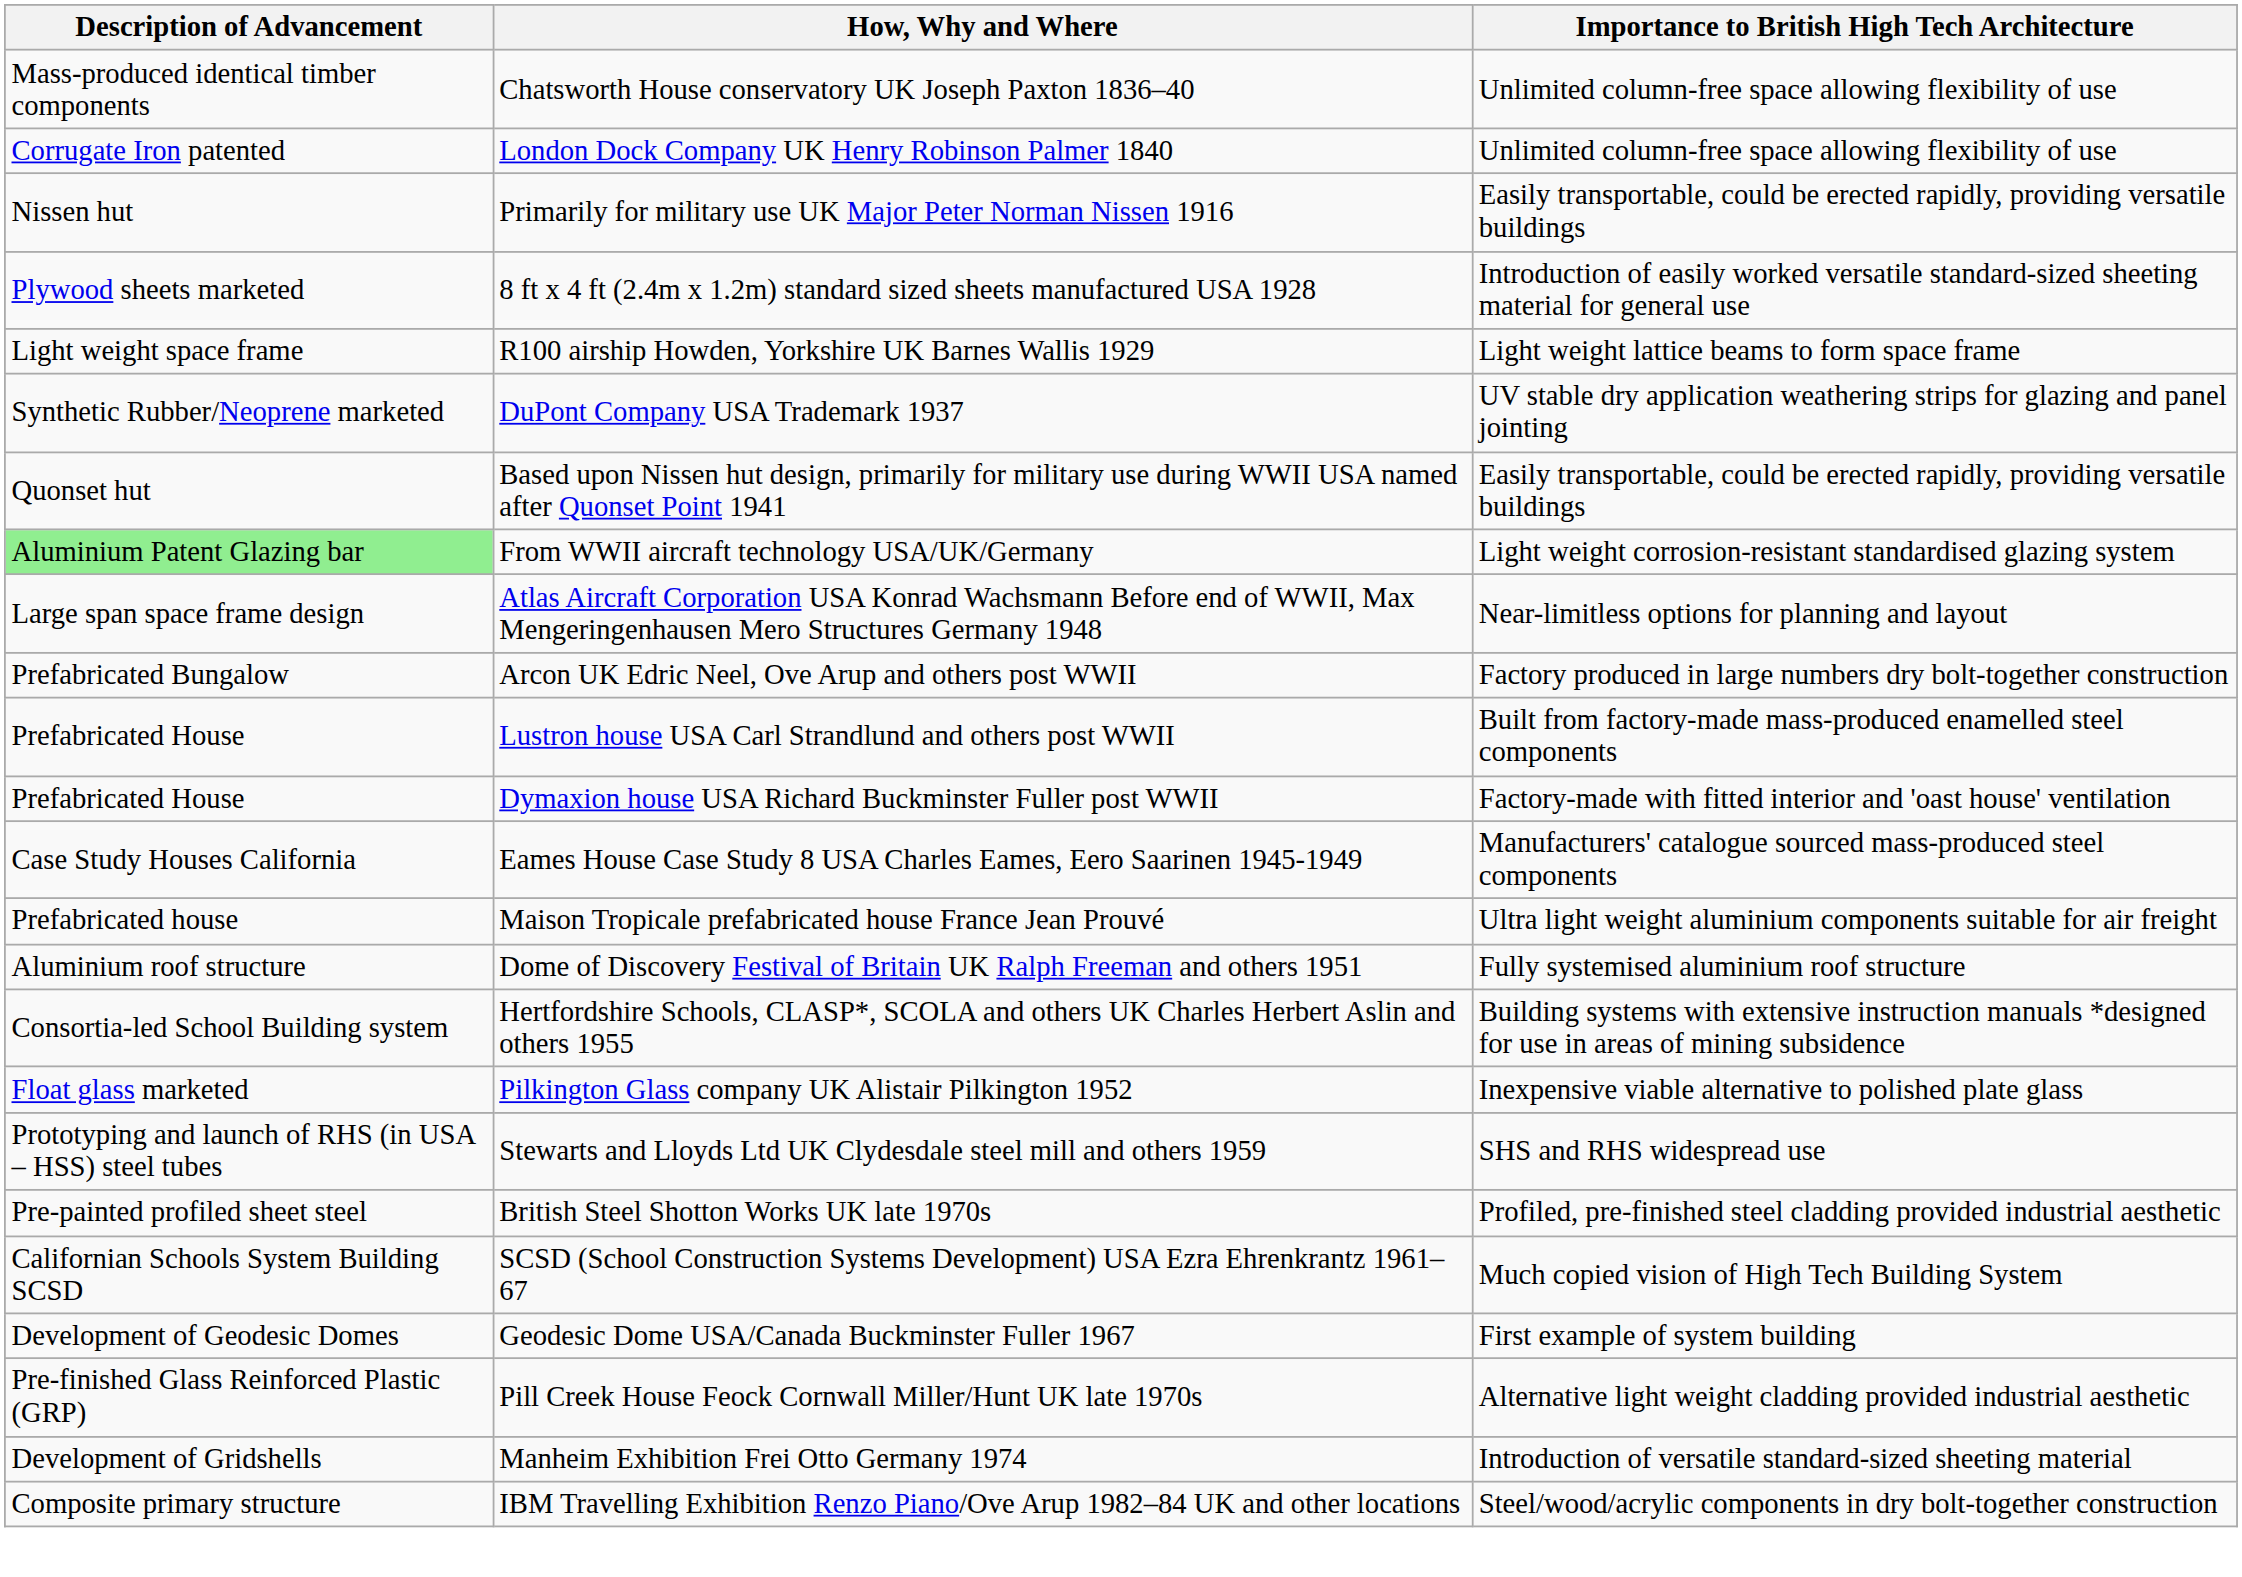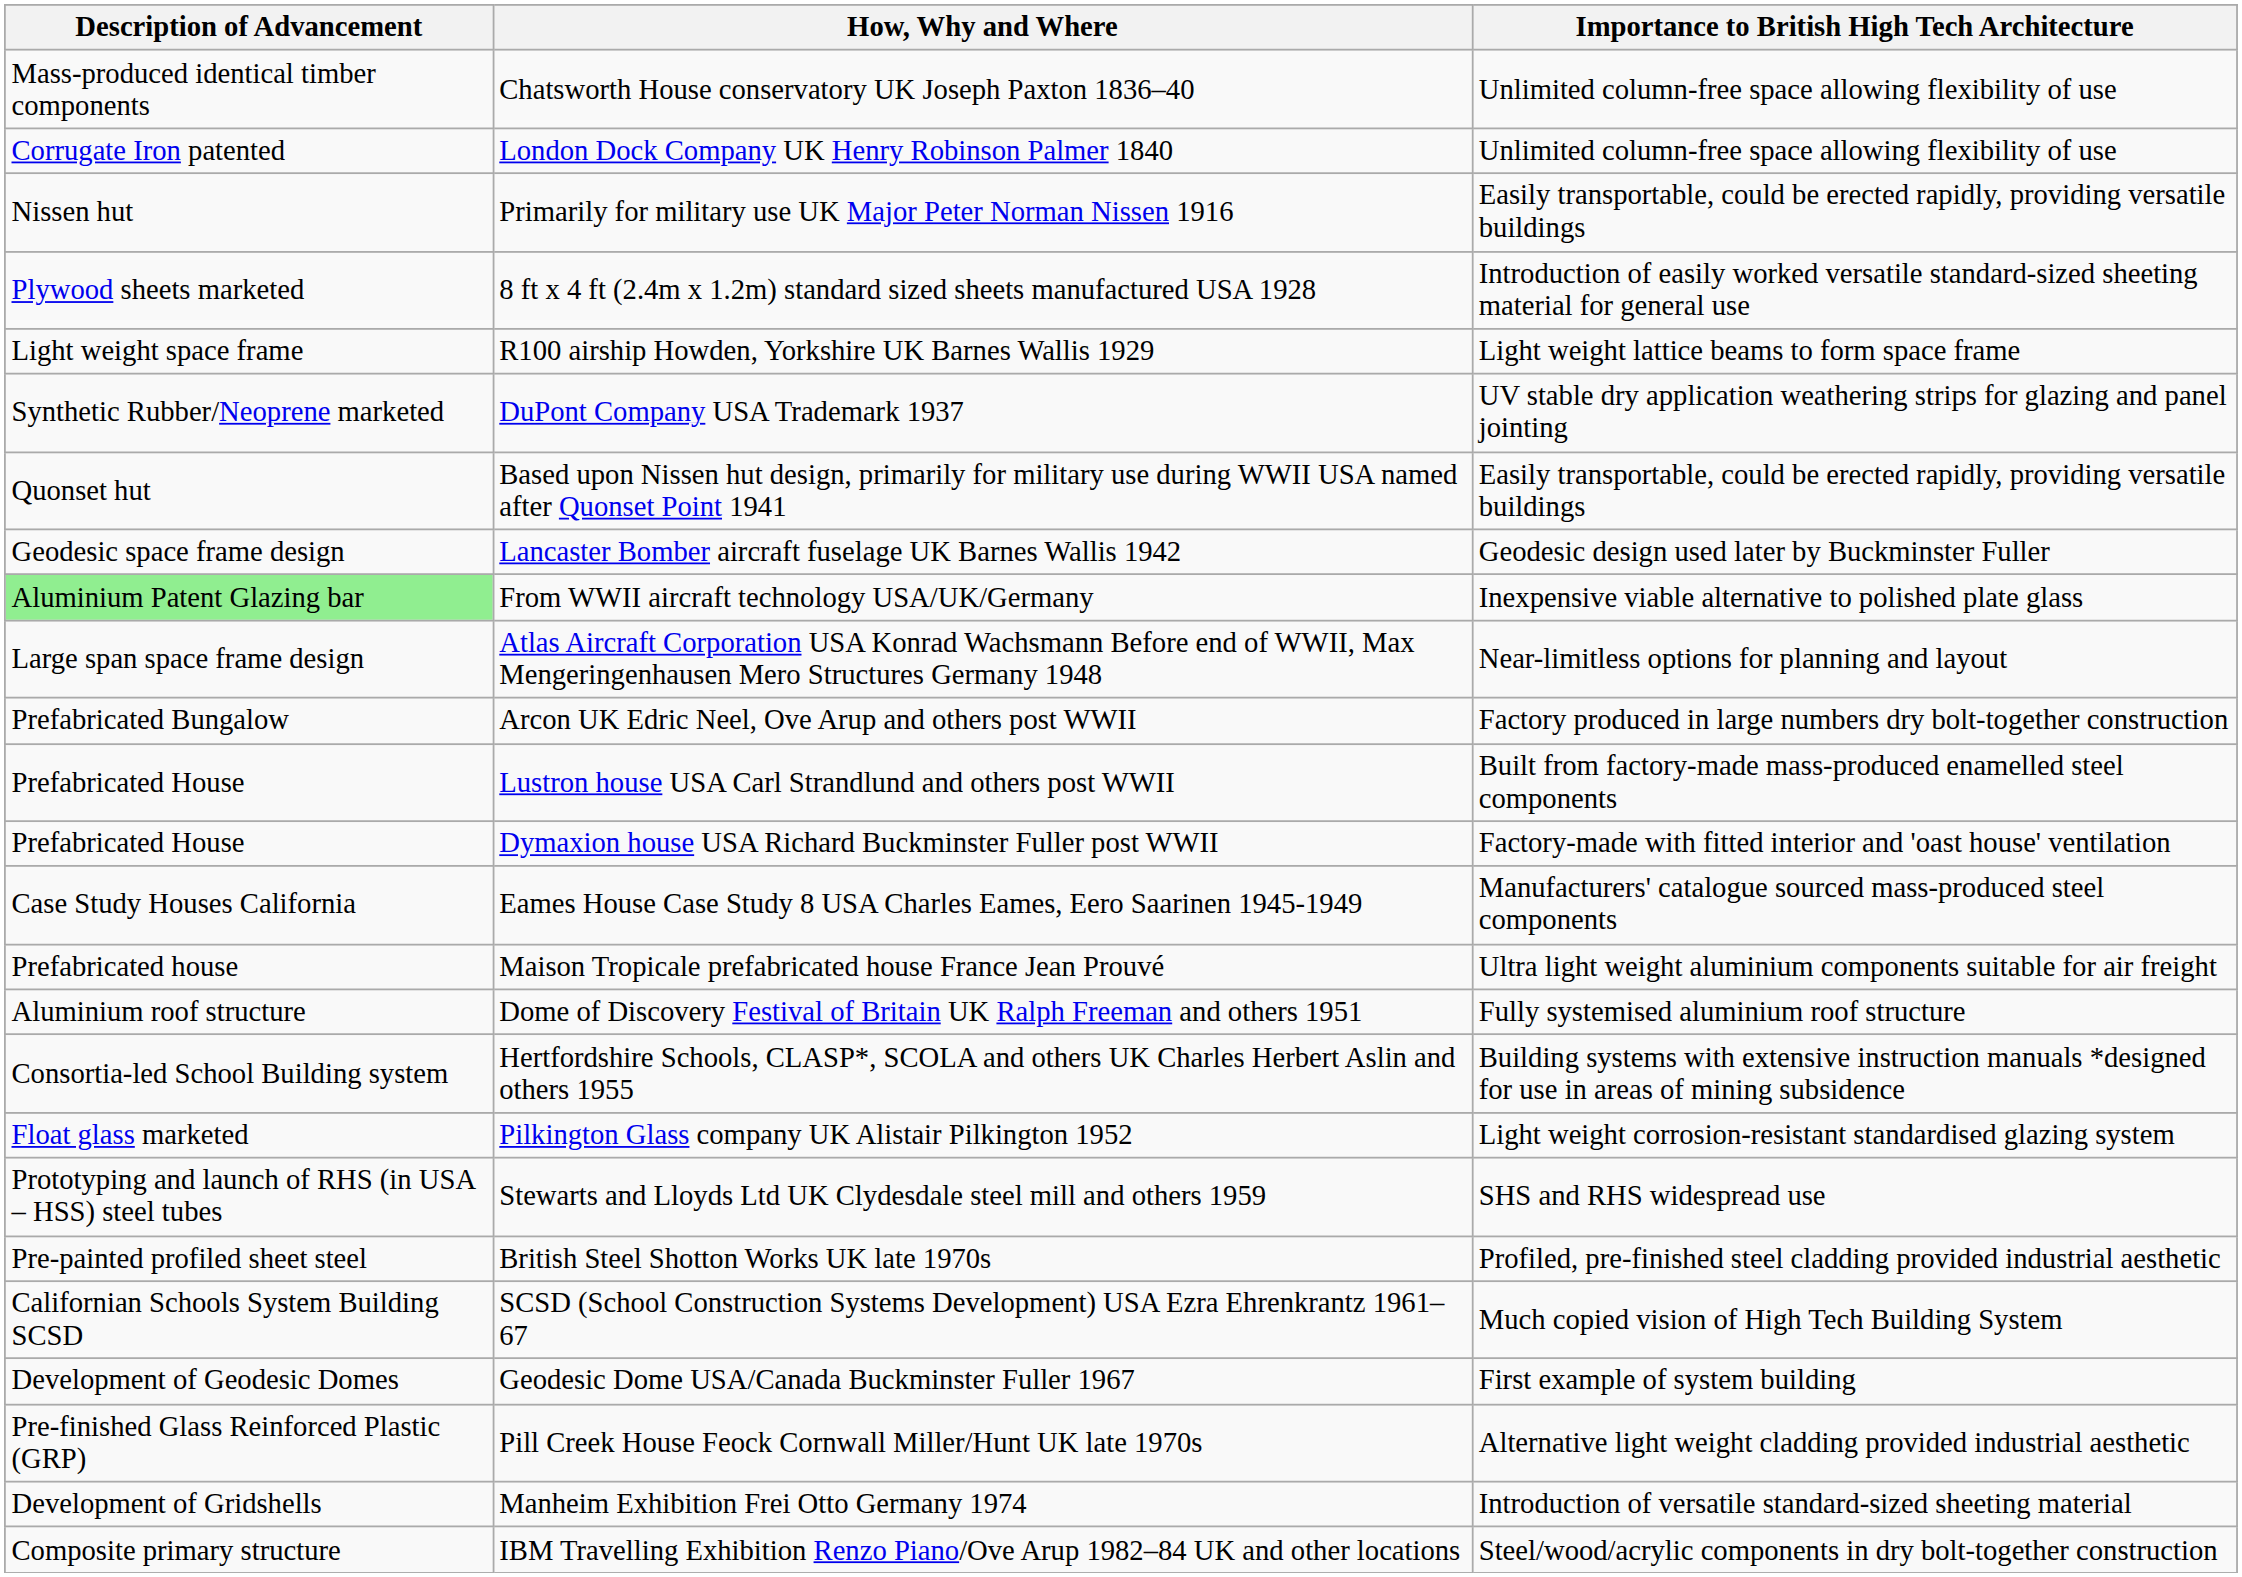+ row: (840, 551)
(1827, 551) Light weight corrosion-resistant standardised glazing system -> (1781, 597) Inexpensive viable alternative to polished plate glass
(1781, 1089) Inexpensive viable alternative to polished plate glass -> (1827, 1134) Light weight corrosion-resistant standardised glazing system
